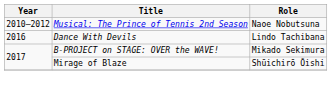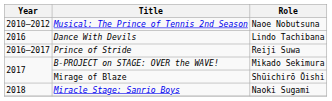+ row: (93, 50)
+ row: (117, 90)
